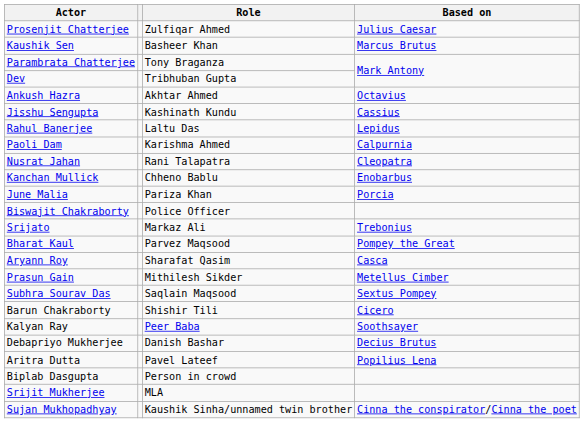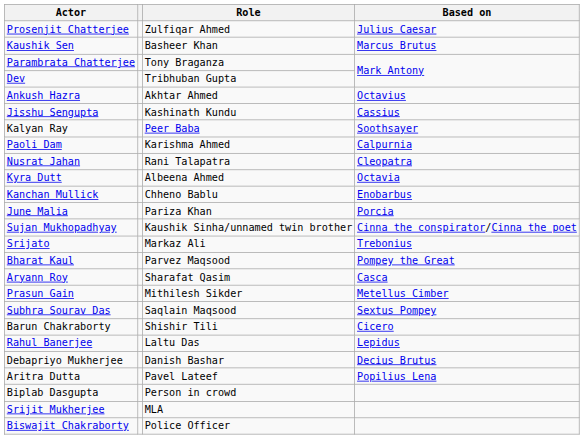rows swapped: (50, 128) <-> (37, 327)
+ row: (34, 178)
rows swapped: (62, 409) <-> (68, 211)
